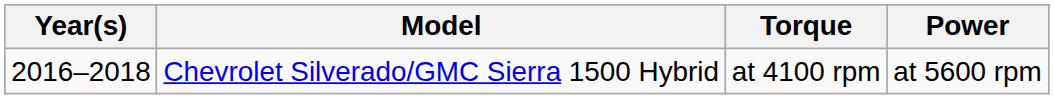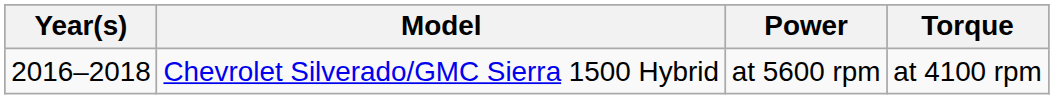columns swapped: (968, 26) <-> (806, 26)
